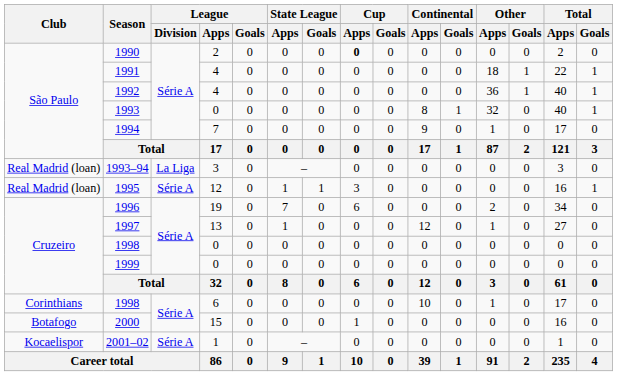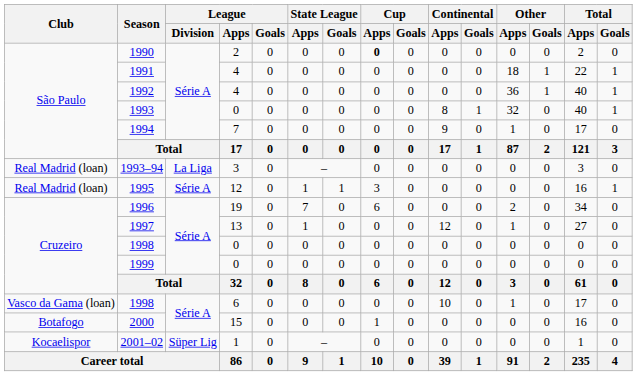(54, 303) Corinthians -> (61, 303) Vasco da Gama (loan)
(175, 341) Série A -> (193, 341) Süper Lig
